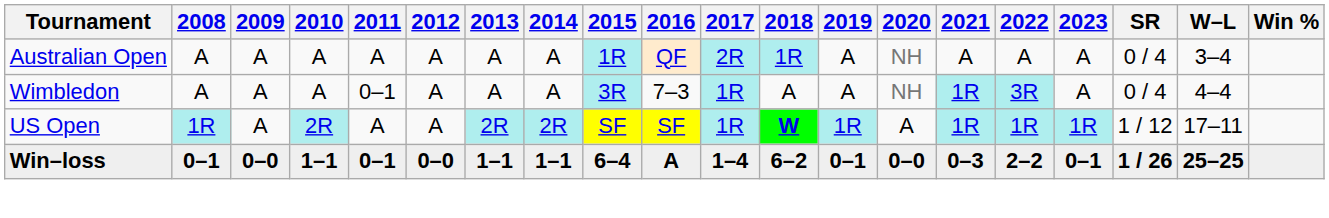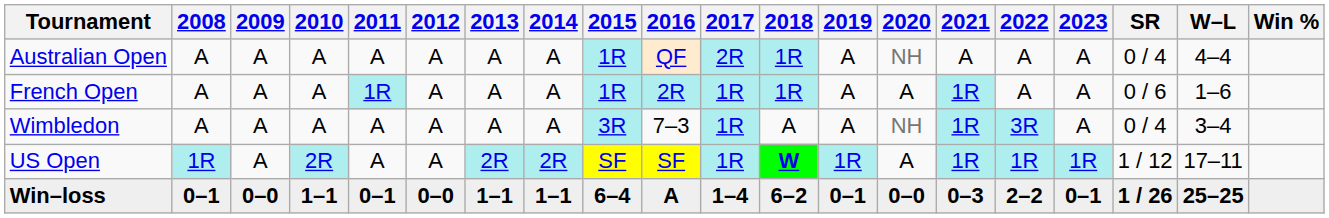(1213, 56) 3–4 -> (1213, 56) 4–4
+ row: (74, 91)
(377, 91) 0–1 -> (377, 126) A
(1213, 91) 4–4 -> (1213, 126) 3–4
